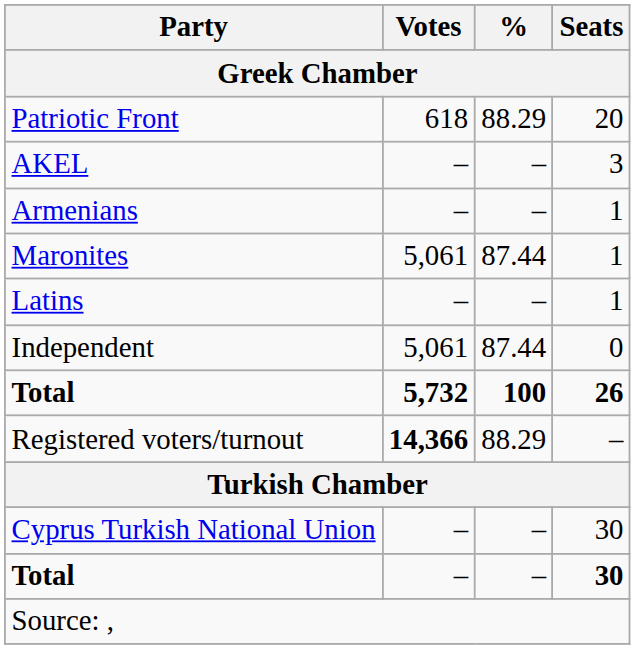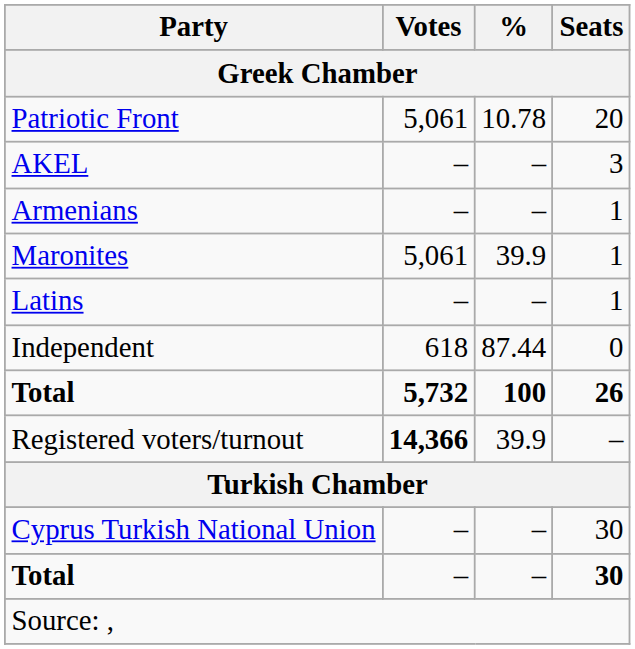(446, 118) 618 -> (436, 118) 5,061
(514, 118) 88.29 -> (514, 118) 10.78
(514, 255) 87.44 -> (521, 255) 39.9
(436, 347) 5,061 -> (446, 347) 618
(514, 438) 88.29 -> (521, 438) 39.9
